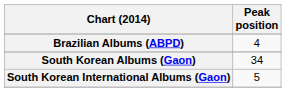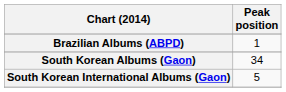(257, 43) 4 -> (257, 43) 1
